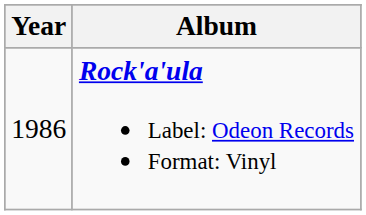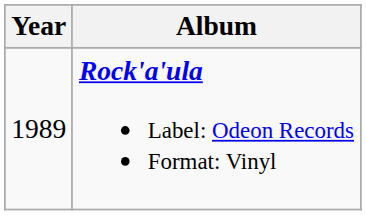(39, 128) 1986 -> (39, 128) 1989
